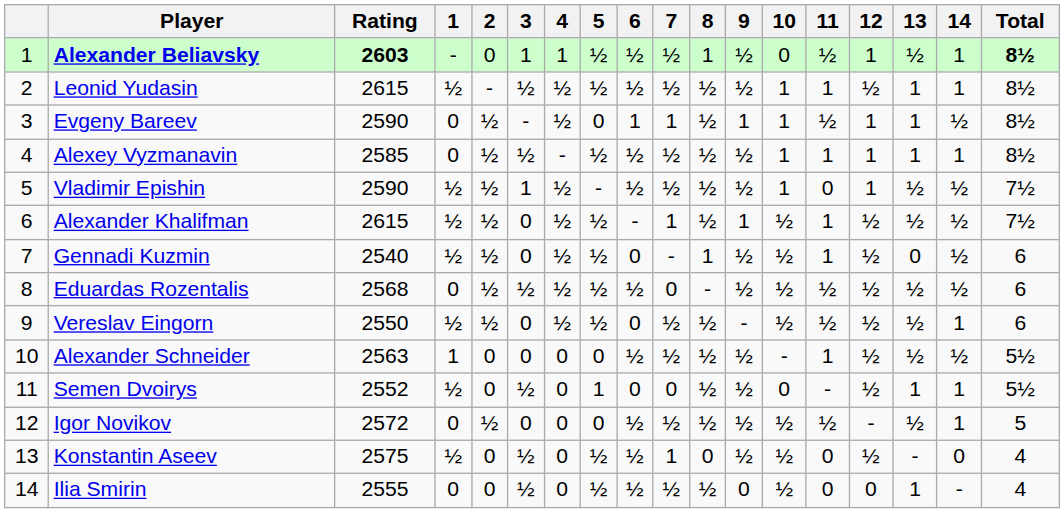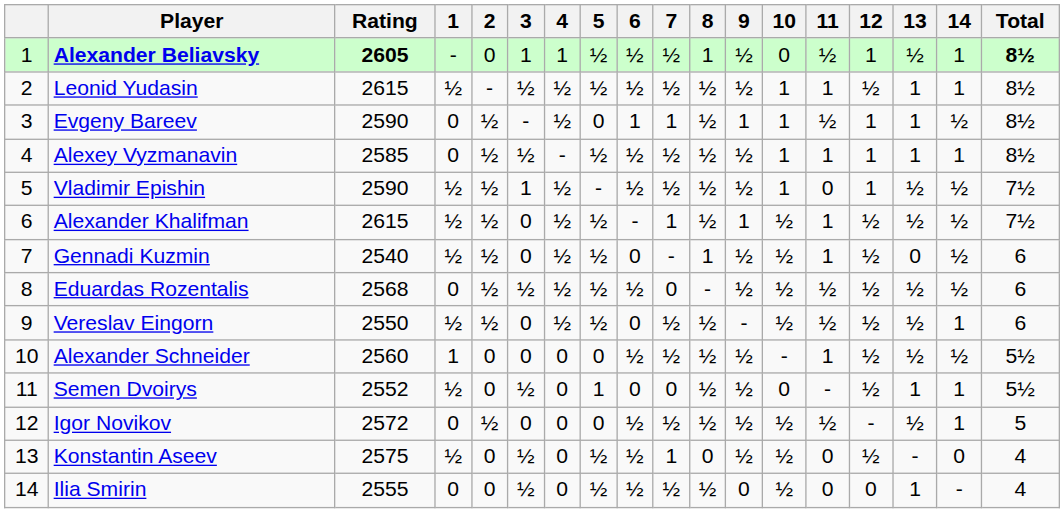(385, 54) 2603 -> (385, 54) 2605
(385, 356) 2563 -> (385, 356) 2560
